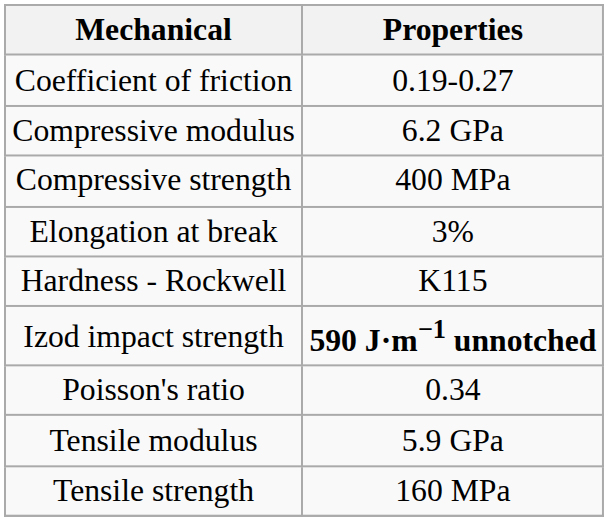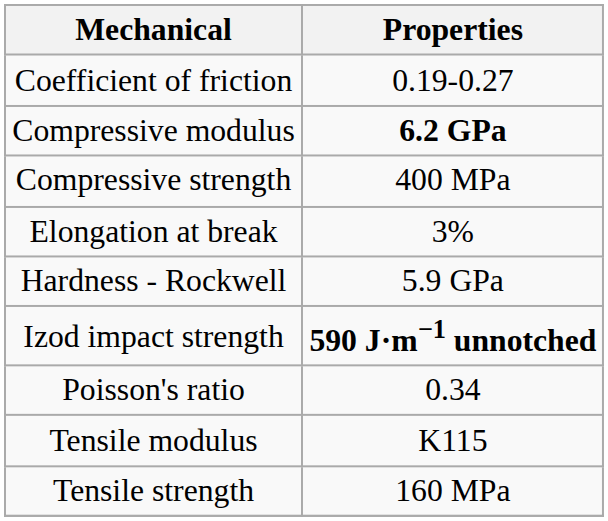(453, 130) normal -> (453, 130) bold
(453, 280) K115 -> (453, 280) 5.9 GPa
(453, 440) 5.9 GPa -> (453, 440) K115
